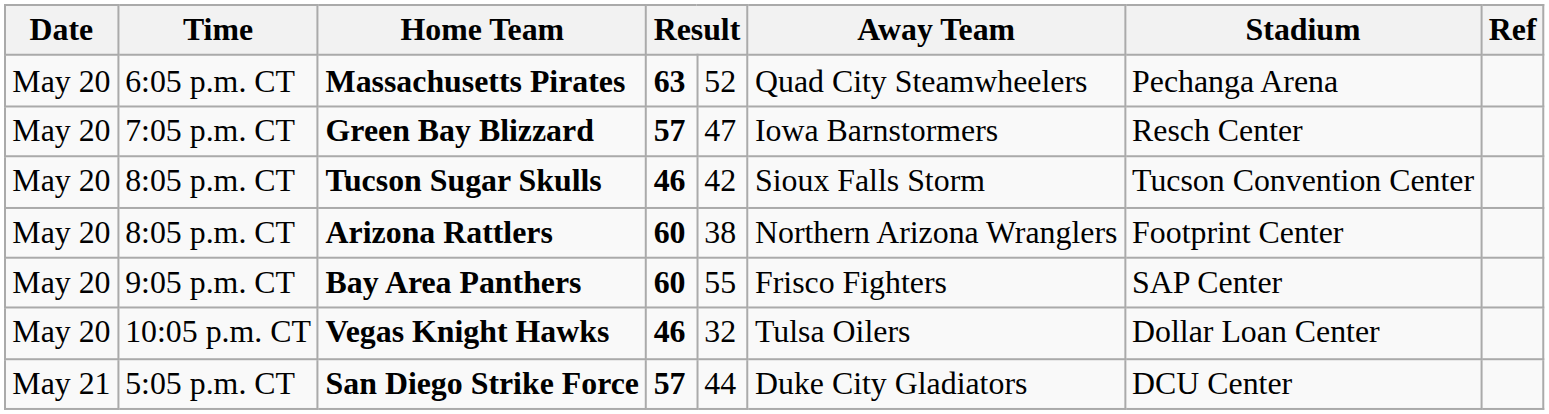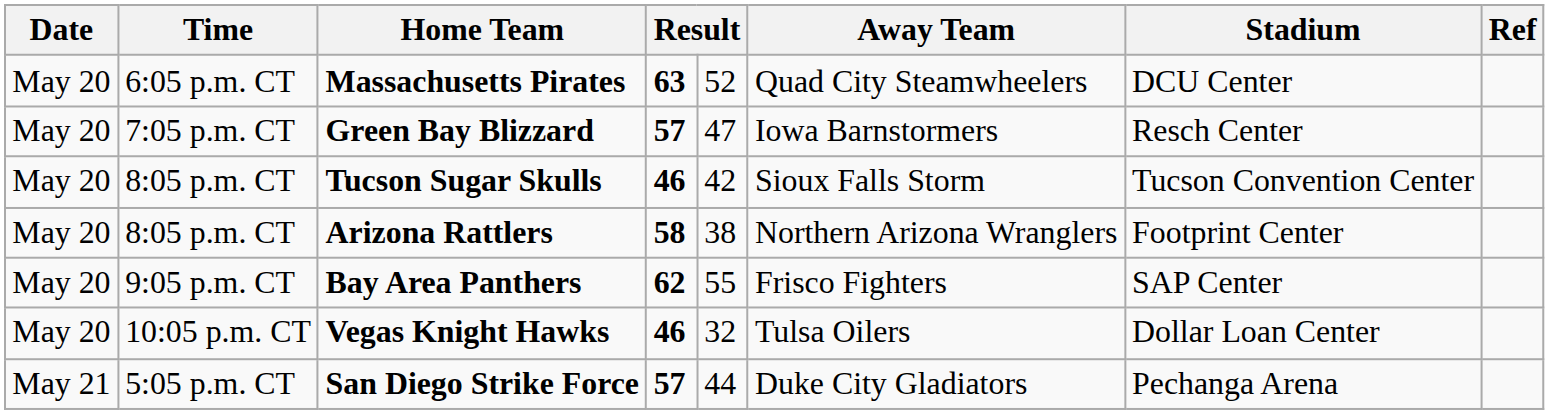(1235, 80) Pechanga Arena -> (1212, 80) DCU Center
(670, 231) 60 -> (670, 231) 58
(670, 282) 60 -> (670, 282) 62
(1212, 383) DCU Center -> (1235, 383) Pechanga Arena
